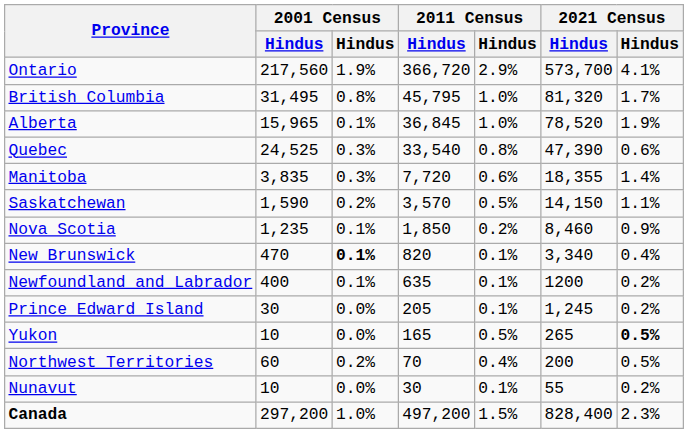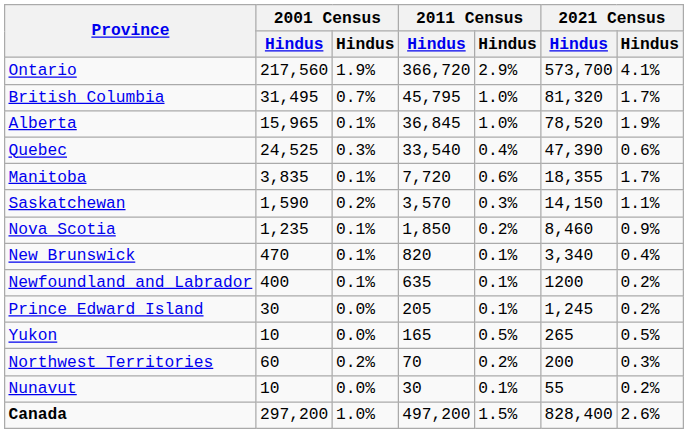(356, 97) 0.8% -> (356, 97) 0.7%
(498, 150) 0.8% -> (498, 150) 0.4%
(356, 177) 0.3% -> (356, 177) 0.1%
(640, 177) 1.4% -> (640, 177) 1.7%
(498, 203) 0.5% -> (498, 203) 0.3%
(356, 256) bold -> (356, 256) normal
(640, 336) bold -> (640, 336) normal
(498, 362) 0.4% -> (498, 362) 0.2%
(640, 362) 0.5% -> (640, 362) 0.3%
(640, 415) 2.3% -> (640, 415) 2.6%
